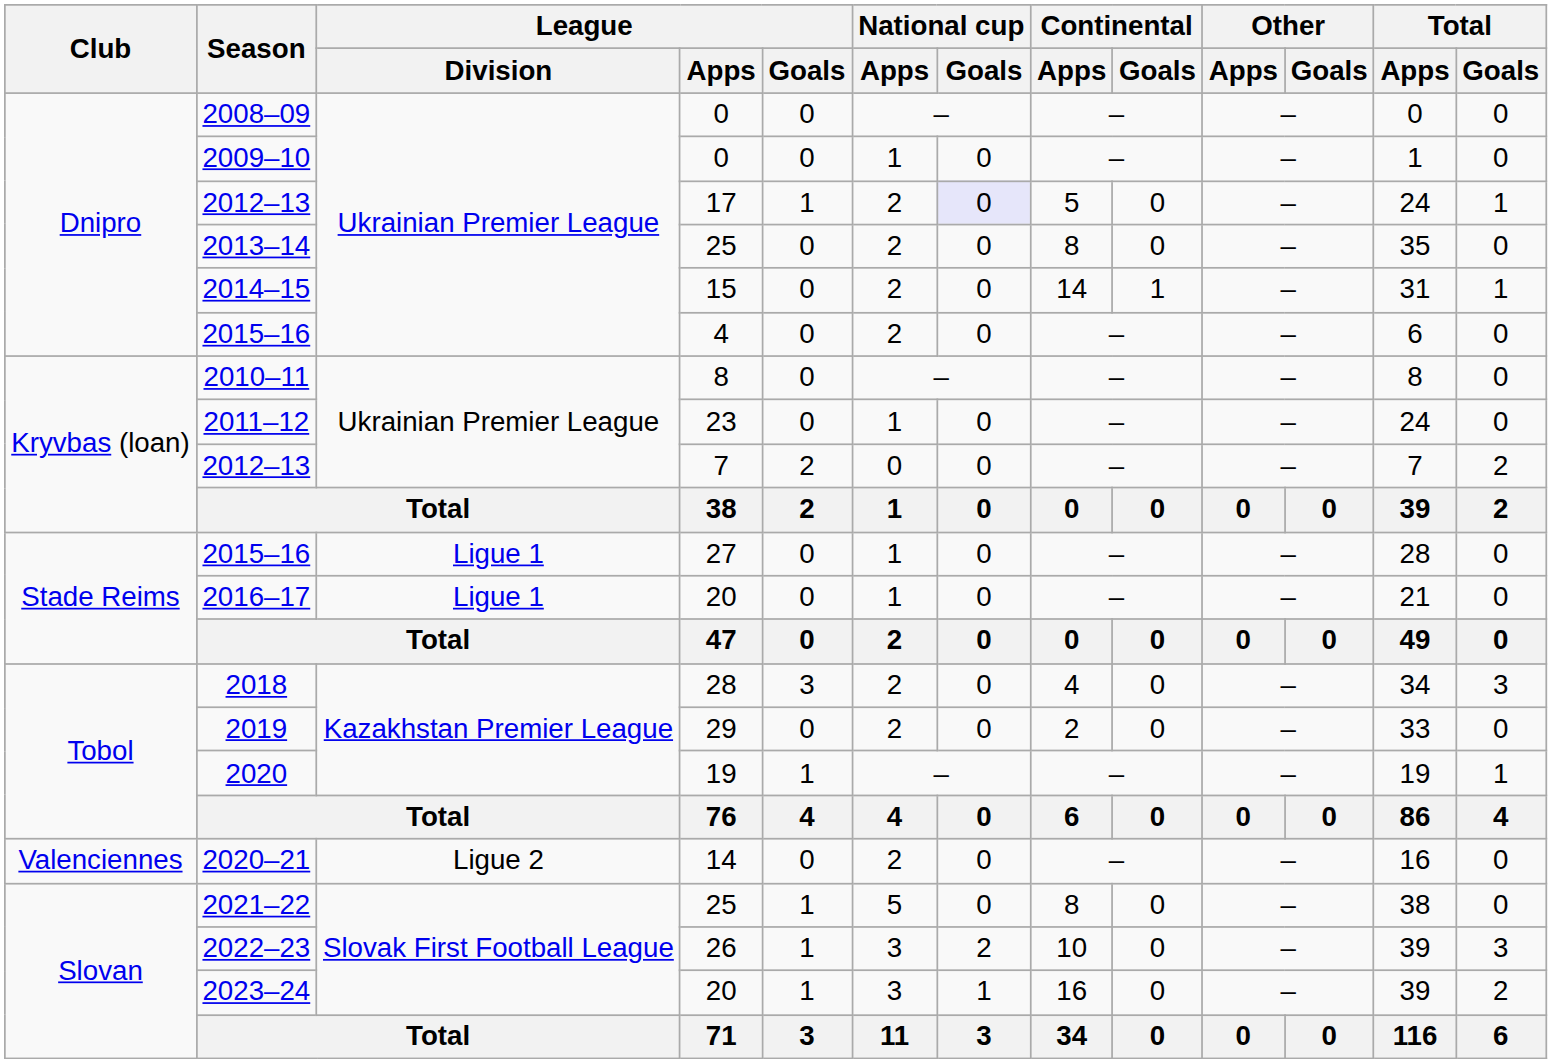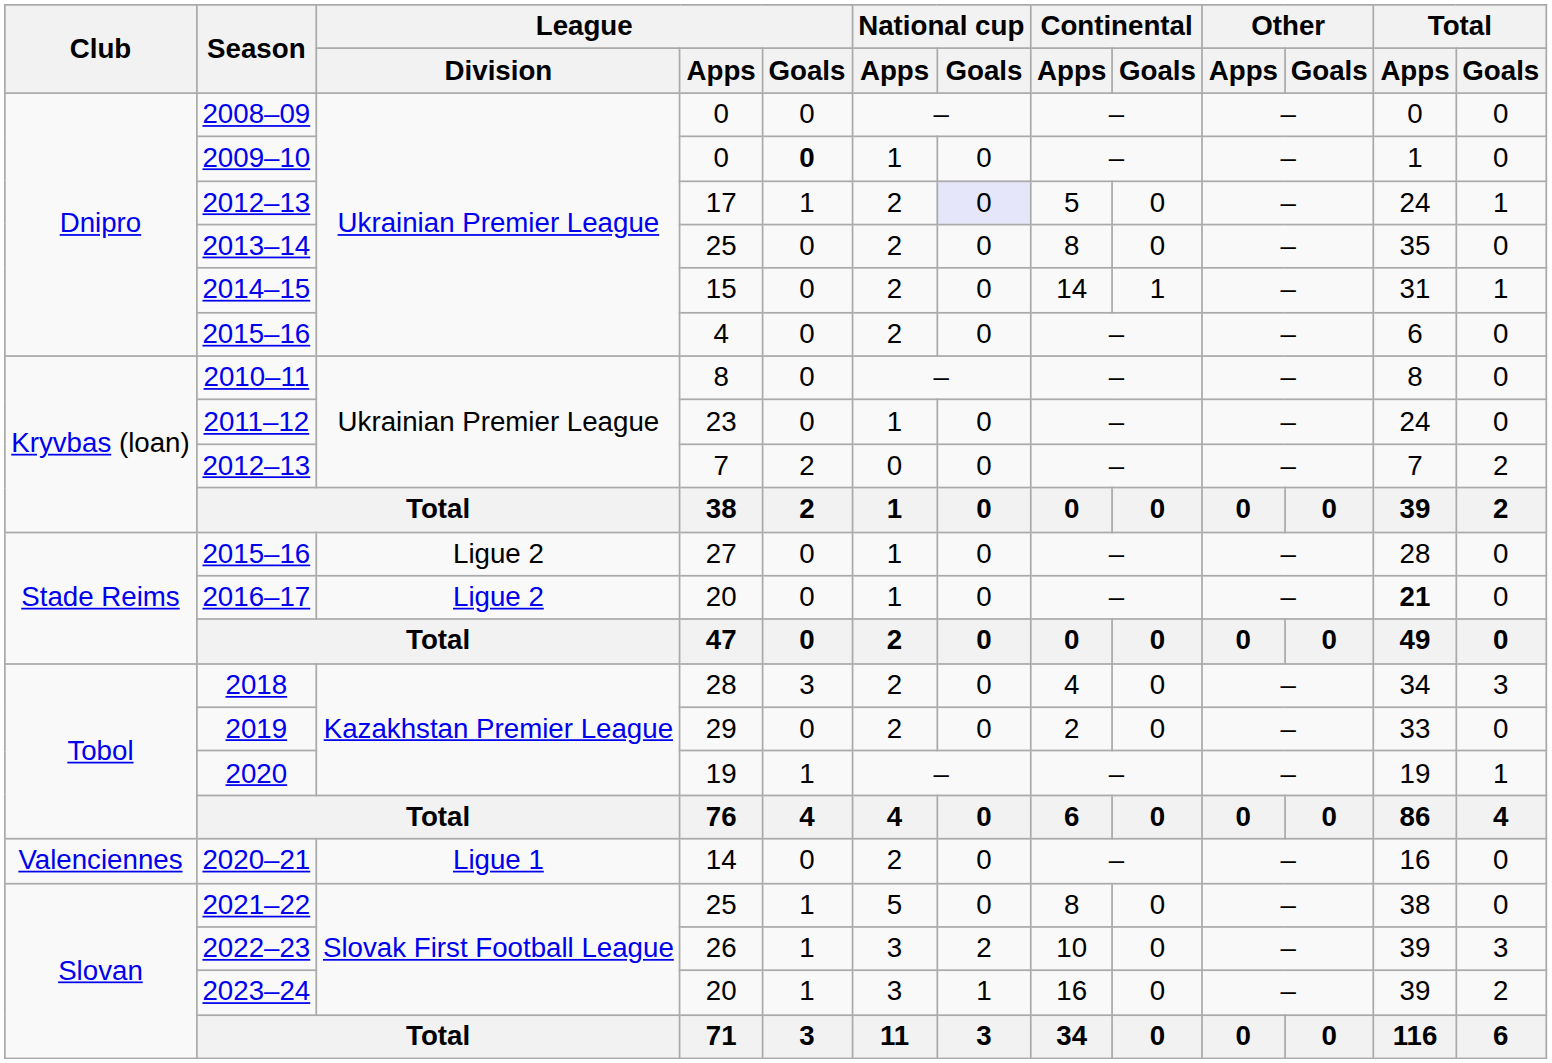(807, 158) normal -> (807, 158) bold
(498, 553) Ligue 1 -> (498, 553) Ligue 2
(498, 597) Ligue 1 -> (498, 597) Ligue 2
(1415, 597) normal -> (1415, 597) bold
(498, 860) Ligue 2 -> (498, 860) Ligue 1
